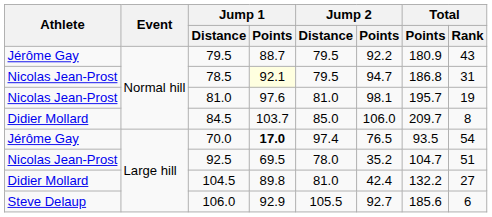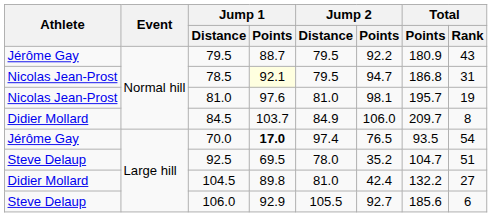(326, 119) 85.0 -> (326, 119) 84.9
(62, 160) Nicolas Jean-Prost -> (47, 160) Steve Delaup
